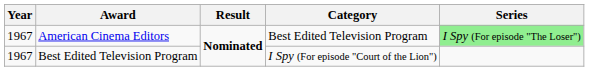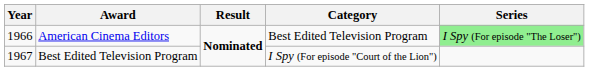(20, 35) 1967 -> (20, 35) 1966
